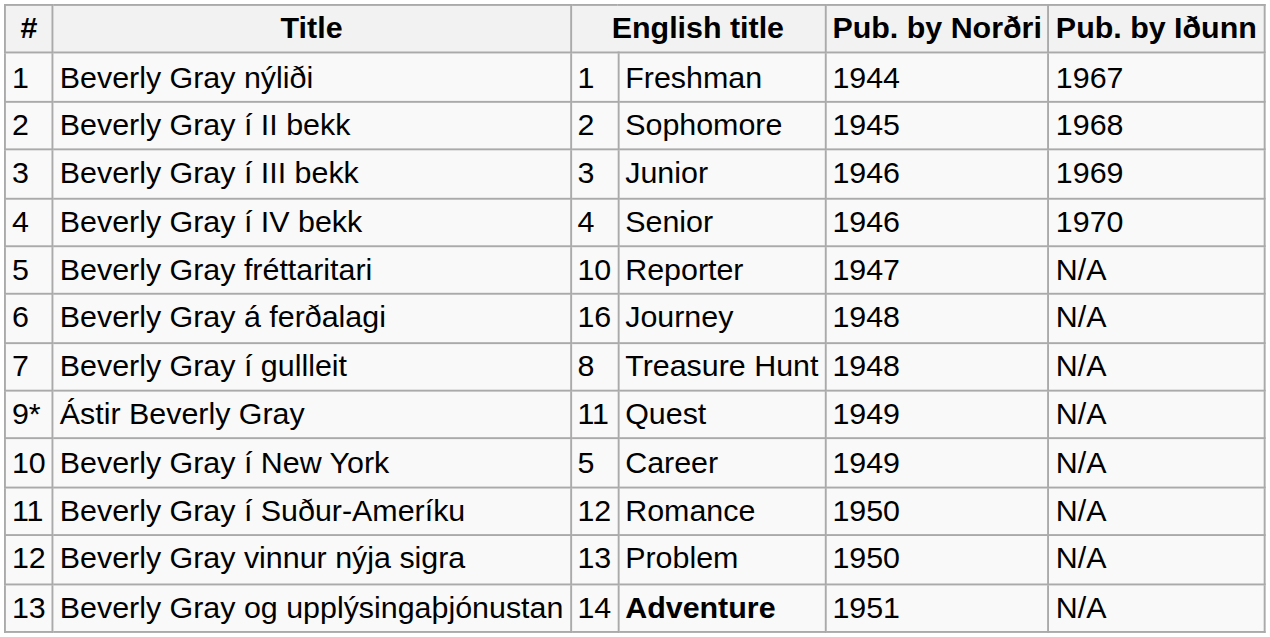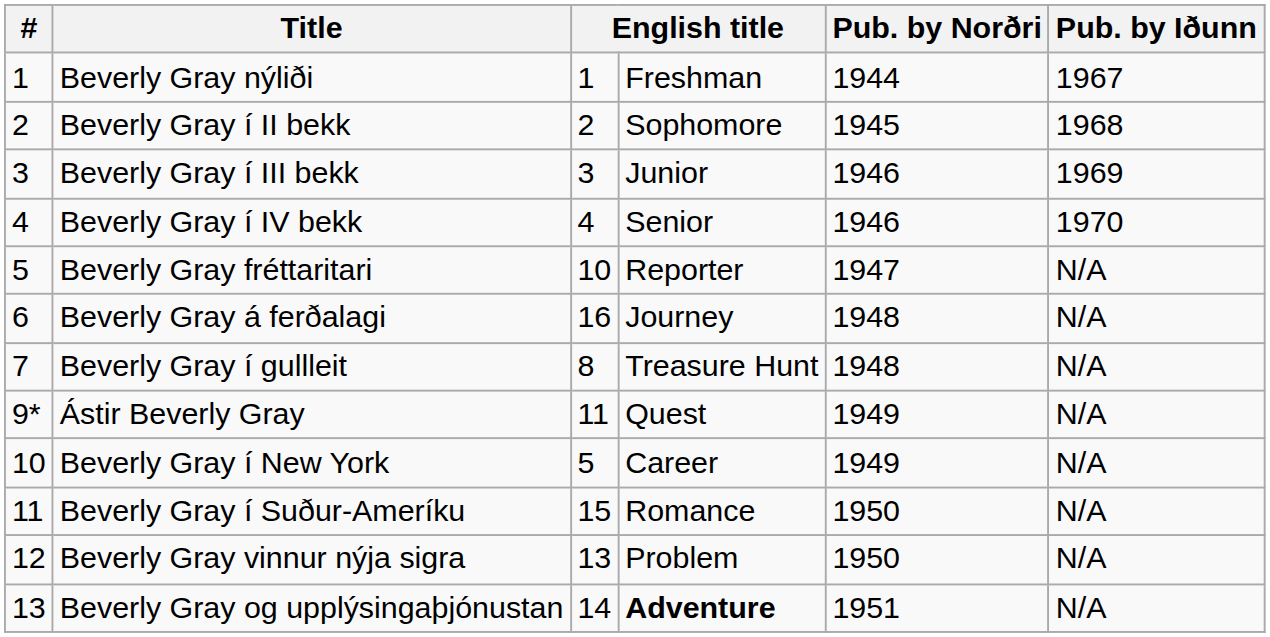(594, 510) 12 -> (594, 510) 15
